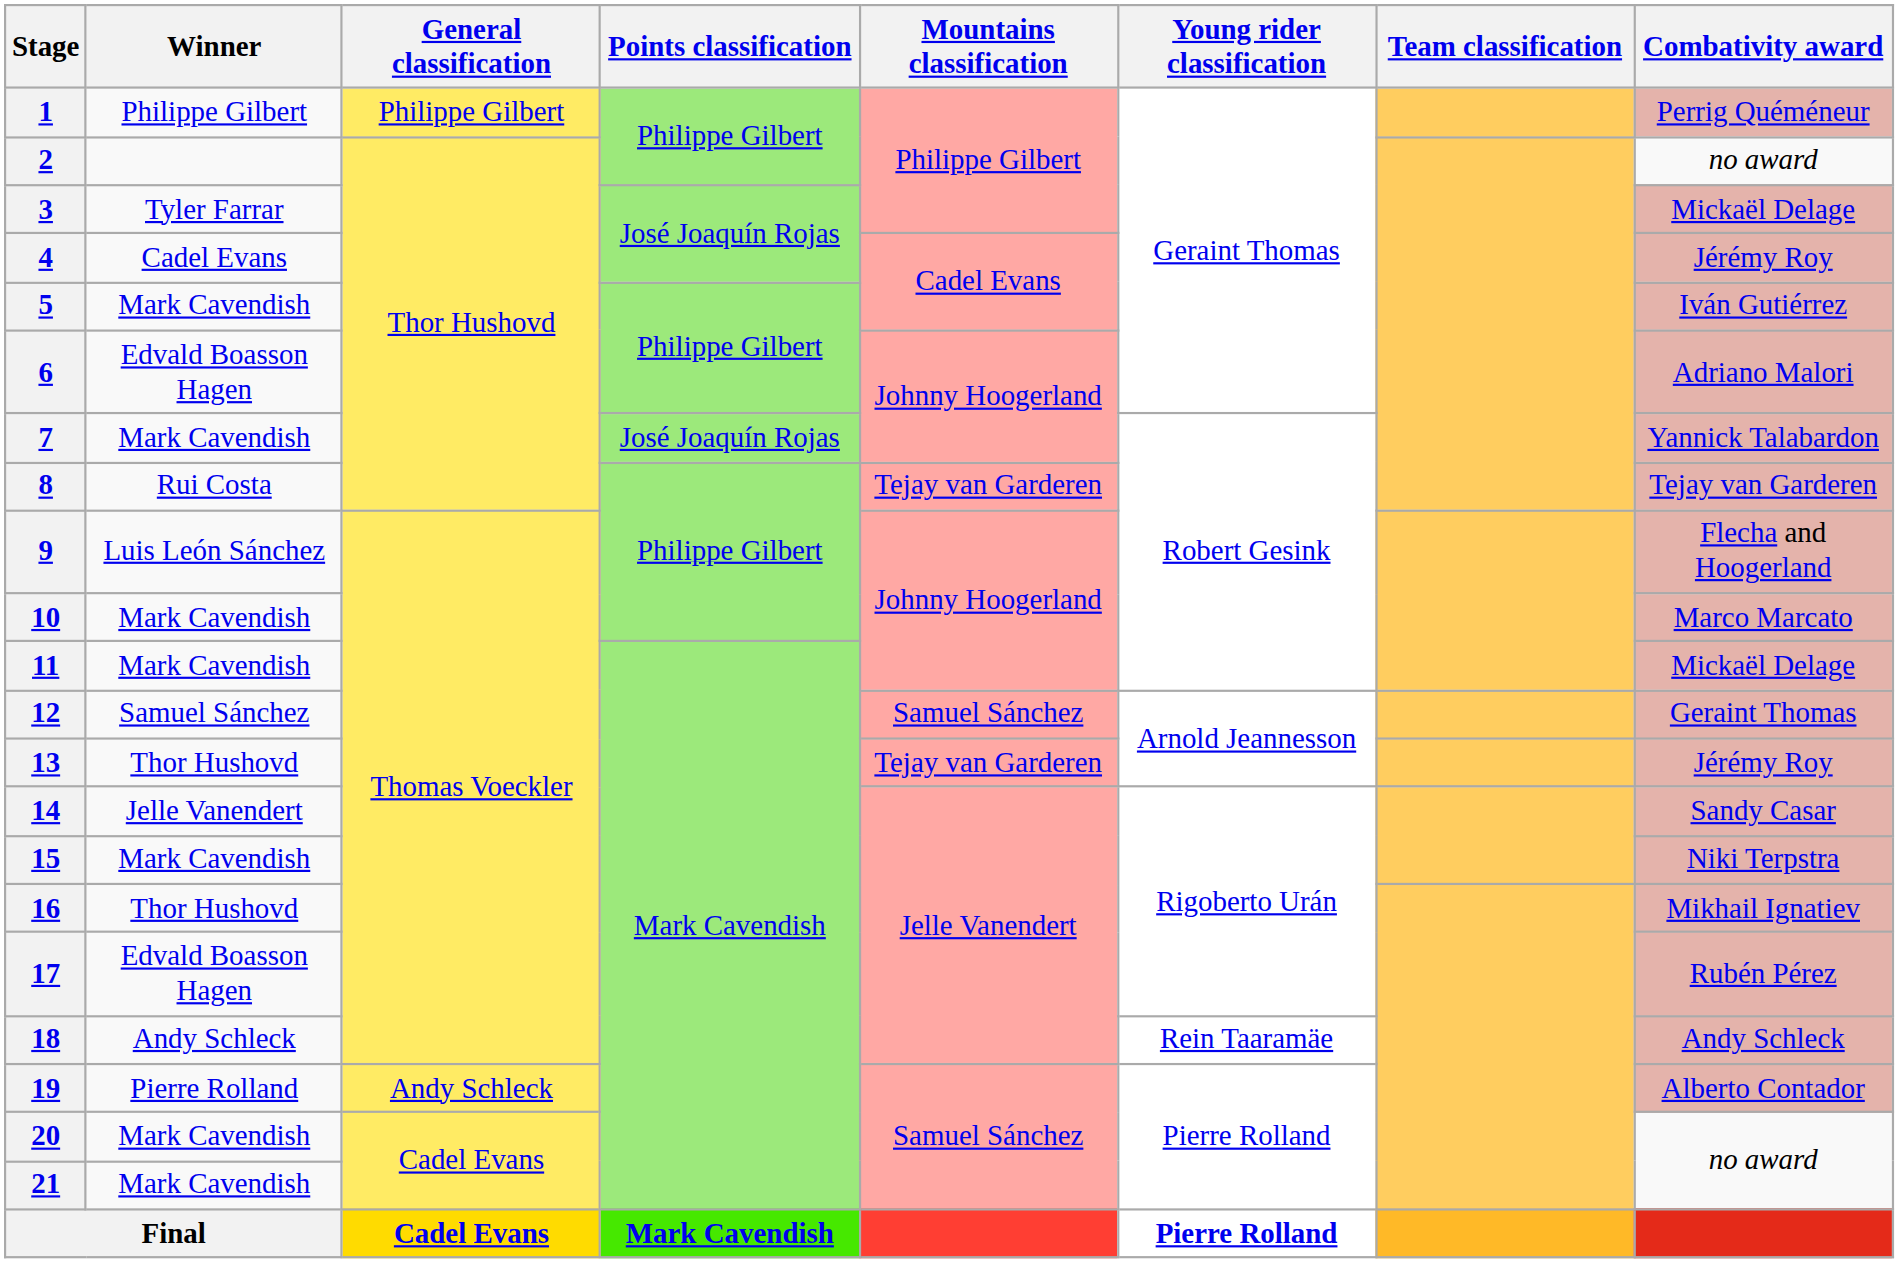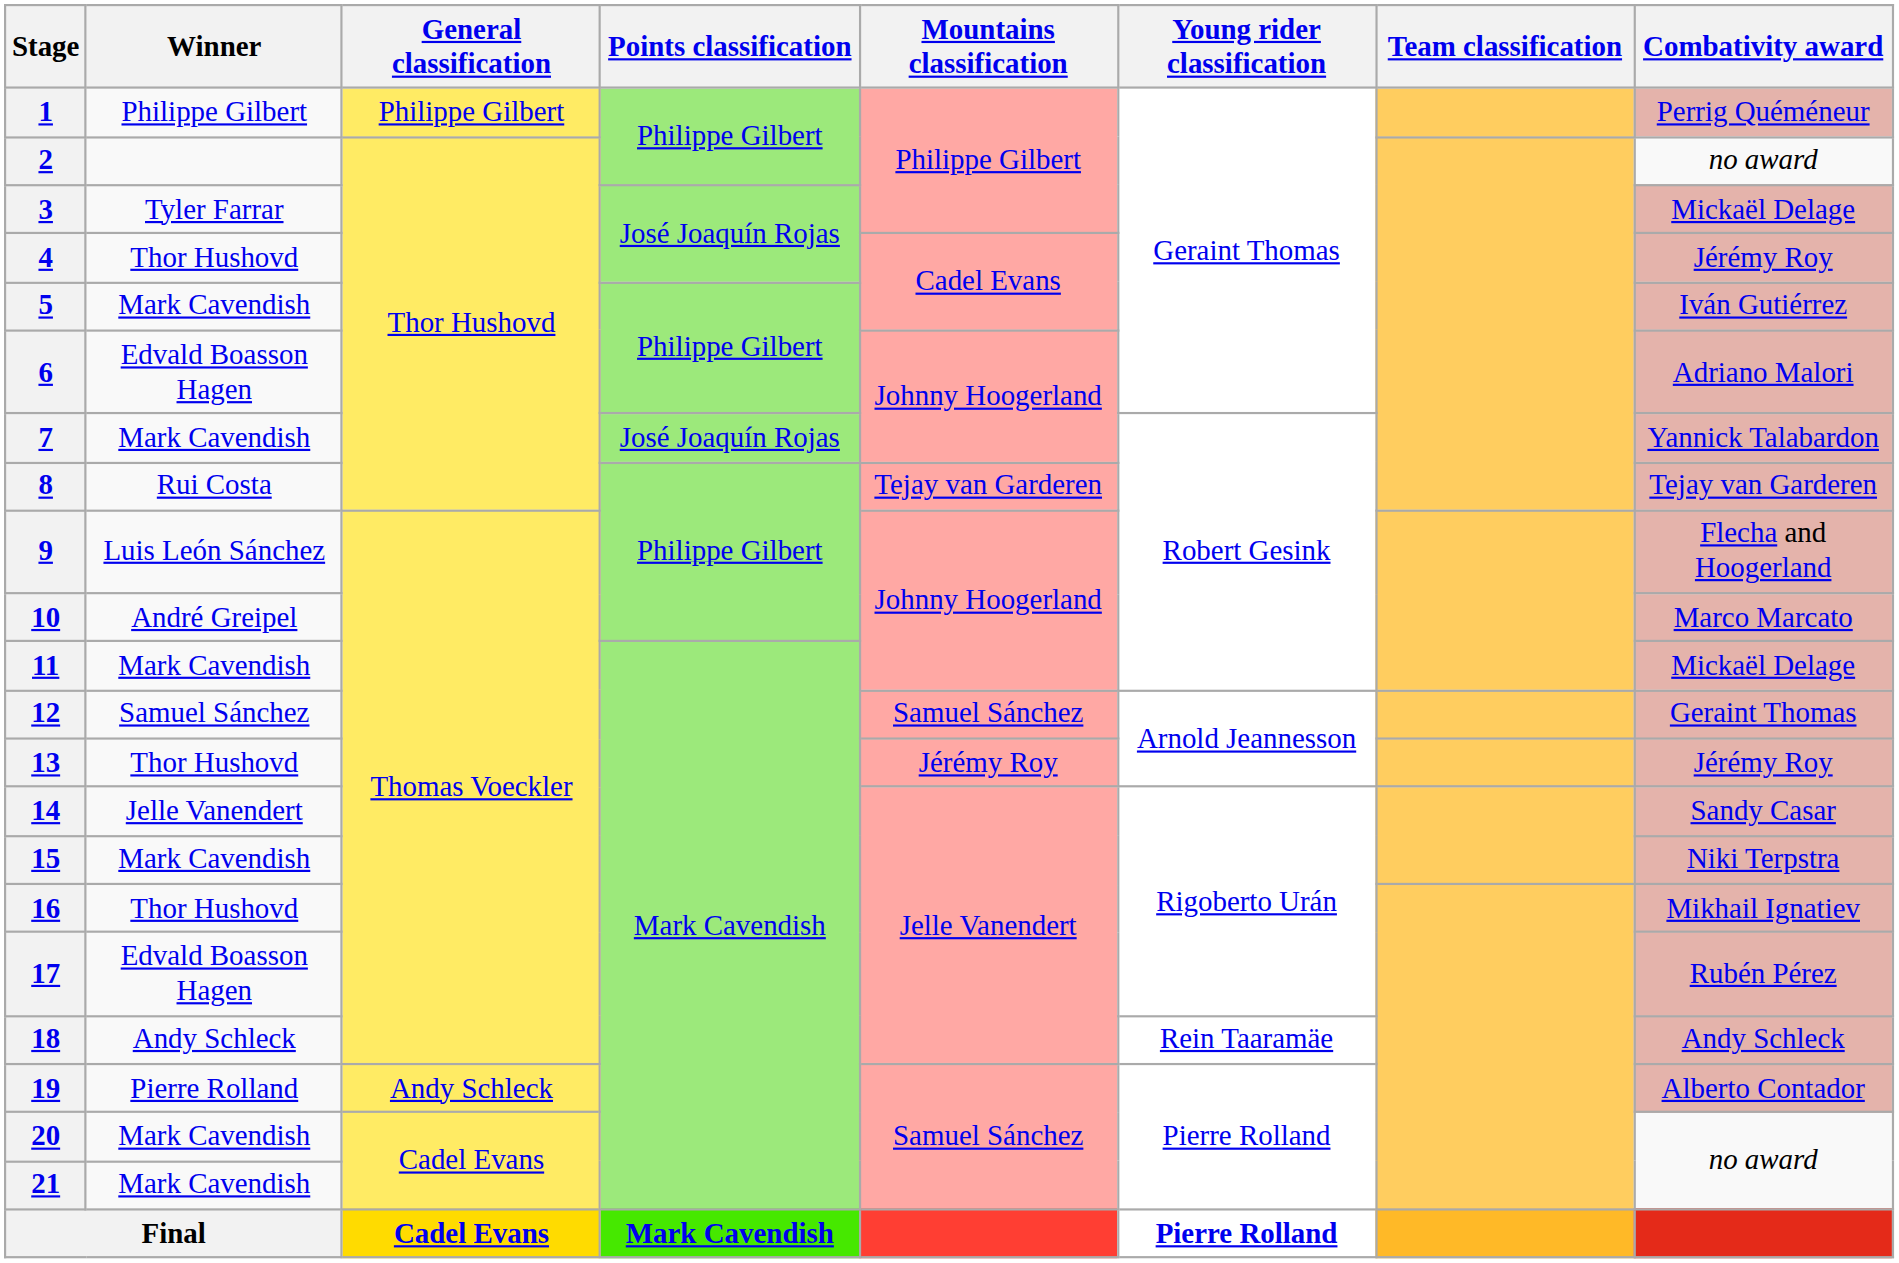(214, 257) Cadel Evans -> (214, 257) Thor Hushovd
(214, 617) Mark Cavendish -> (214, 617) André Greipel
(988, 762) Tejay van Garderen -> (988, 762) Jérémy Roy
